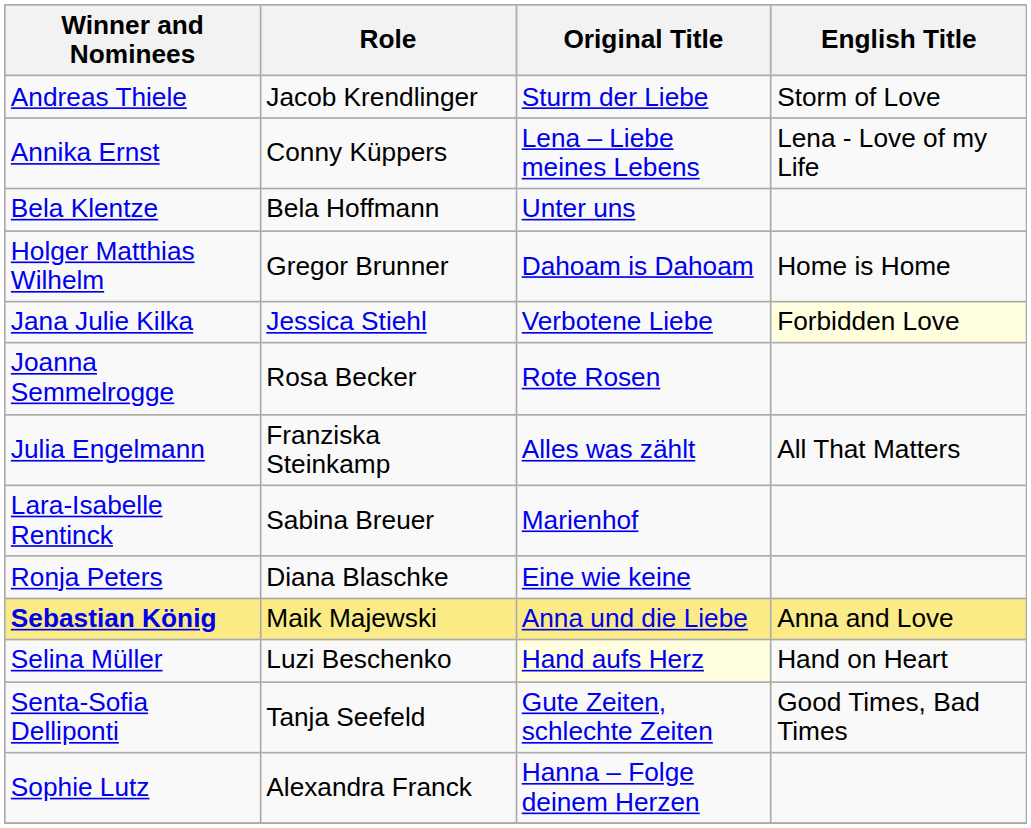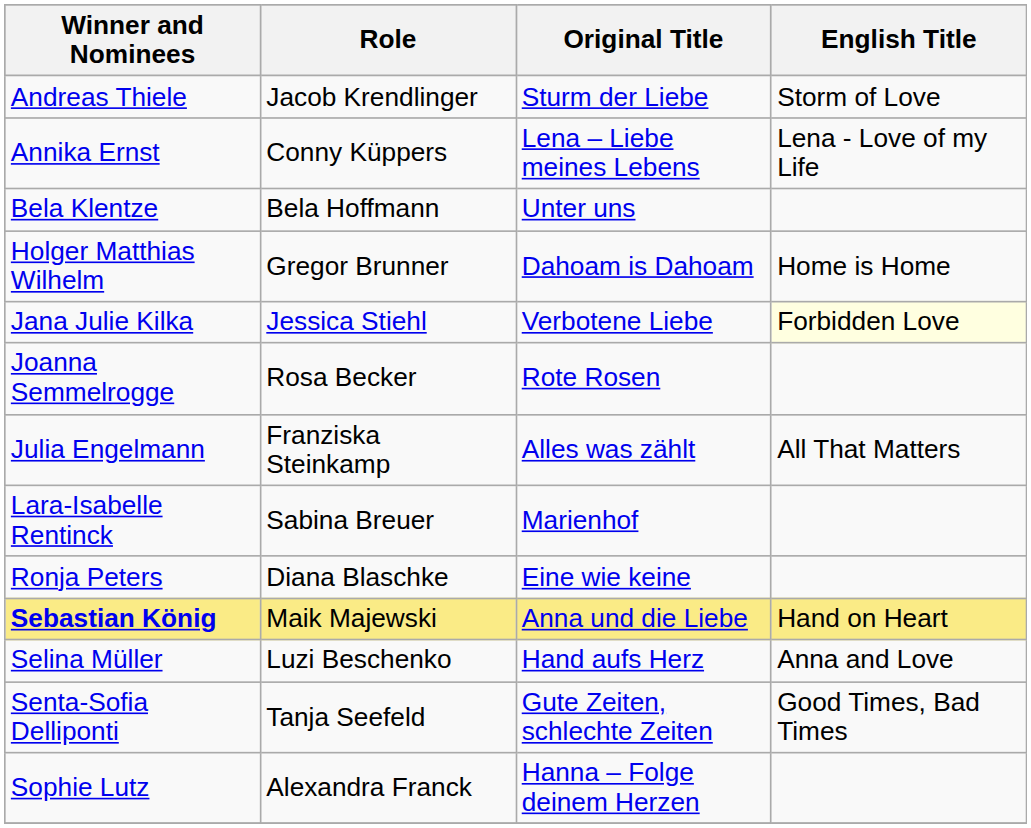(865, 618) Anna and Love -> (862, 618) Hand on Heart
(613, 660) lightyellow background -> (613, 660) no background
(862, 660) Hand on Heart -> (865, 660) Anna and Love
